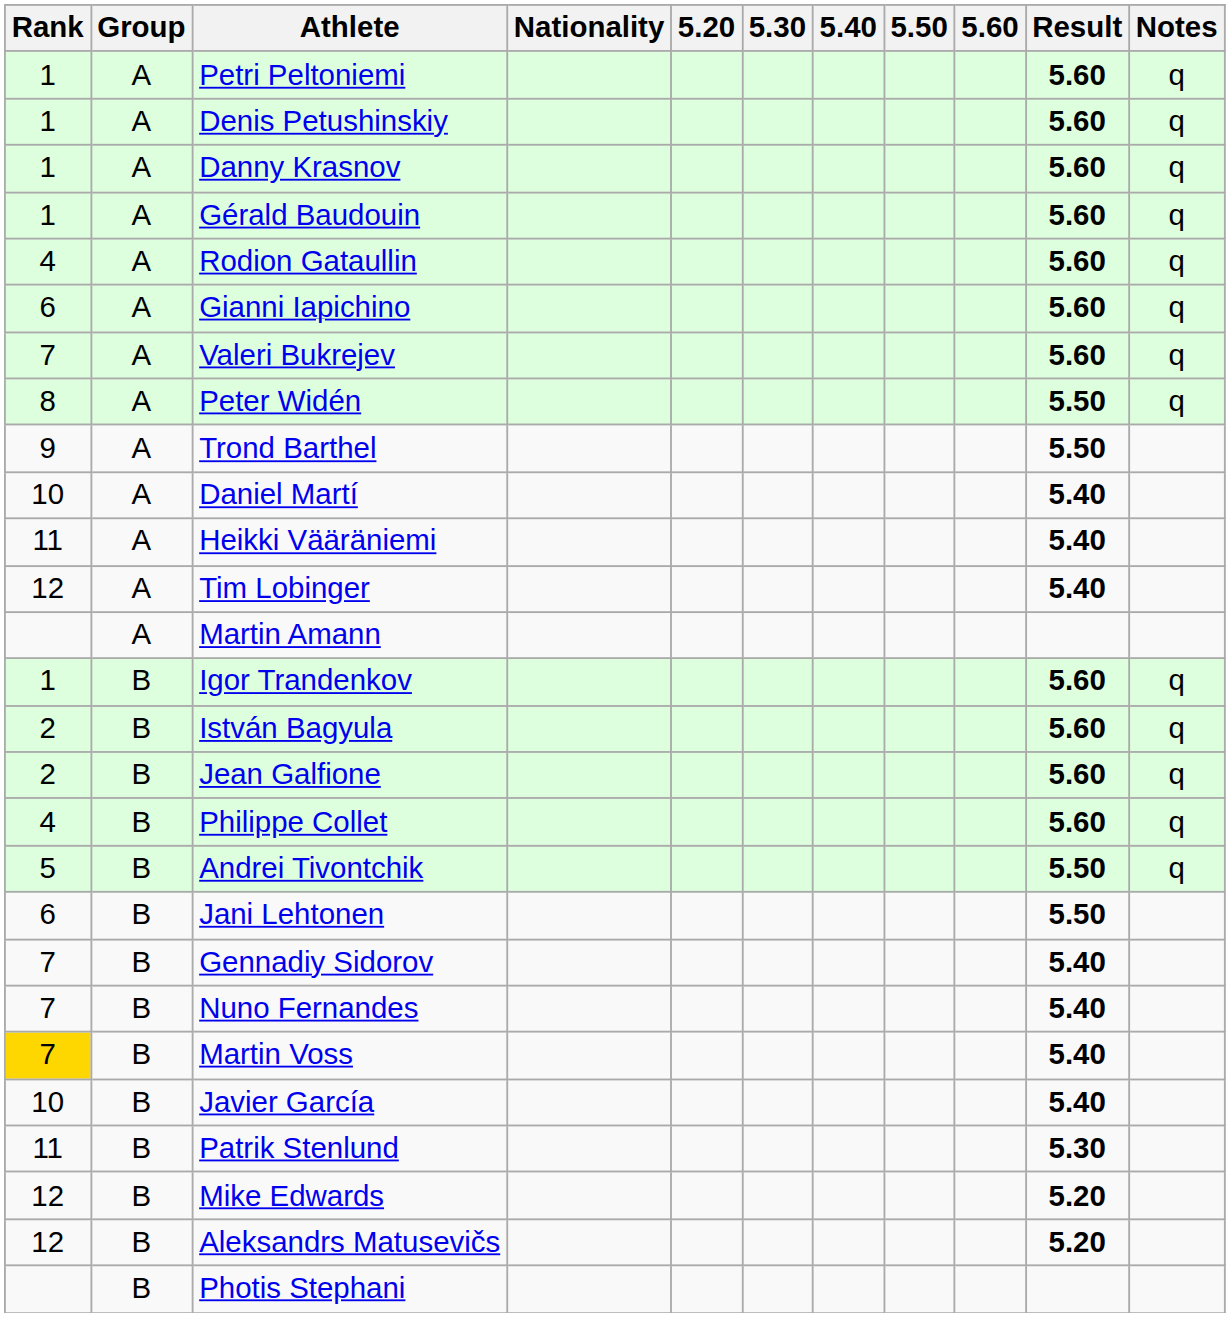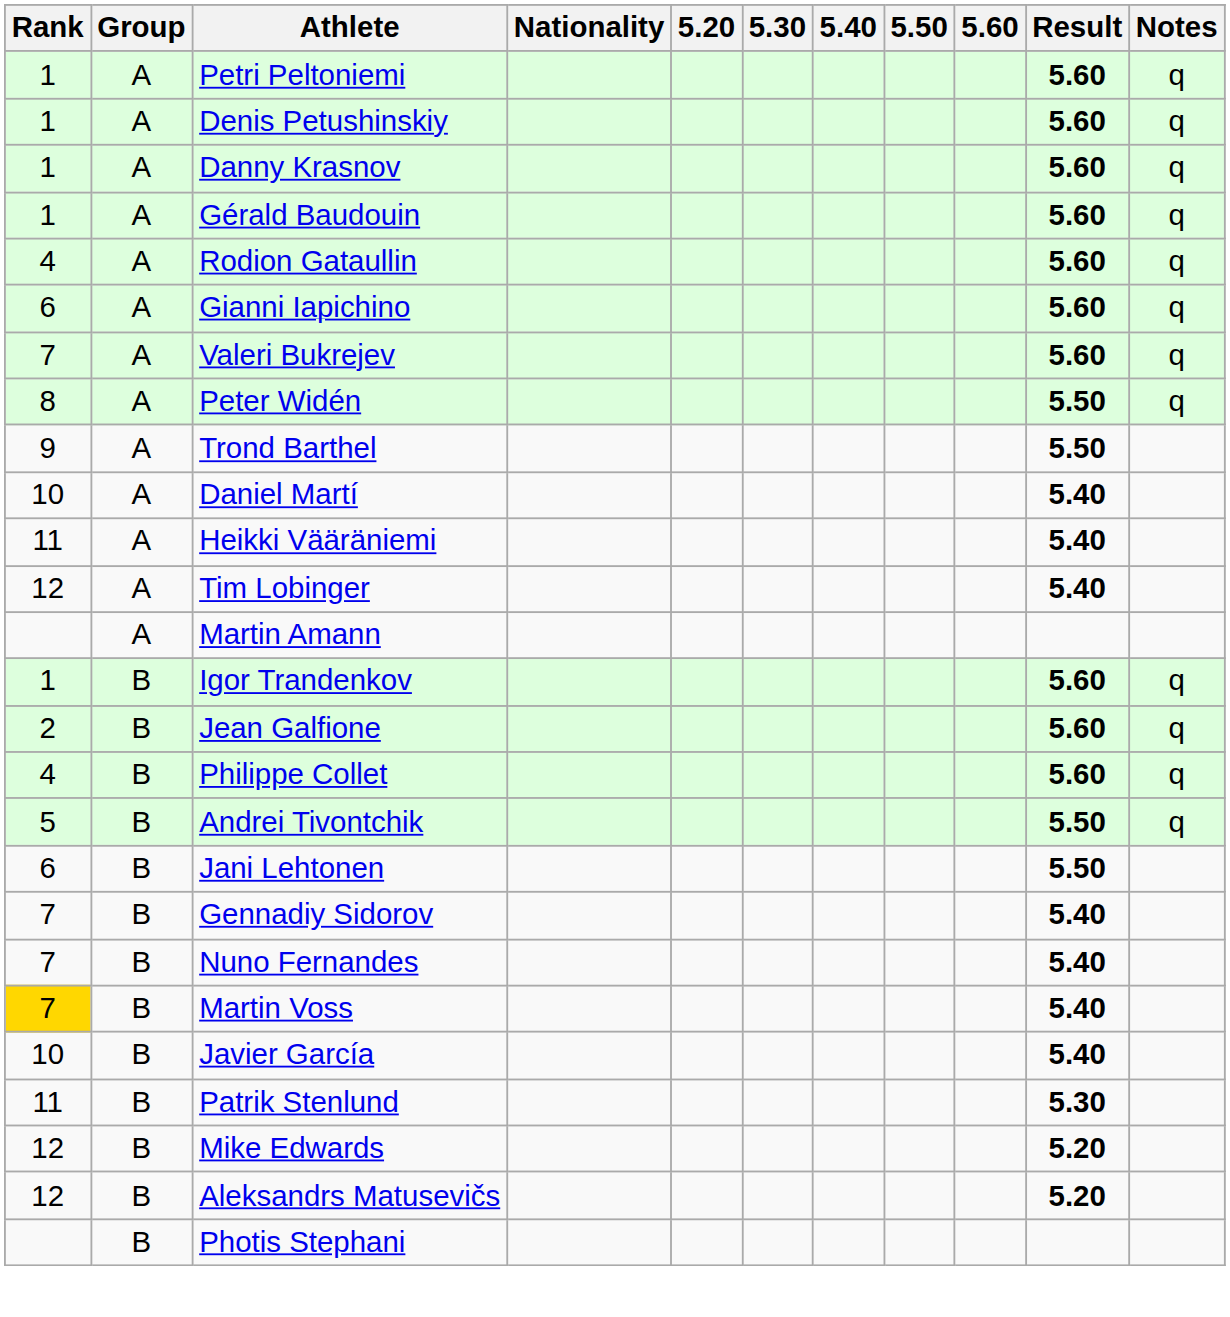- row: (296, 728)
